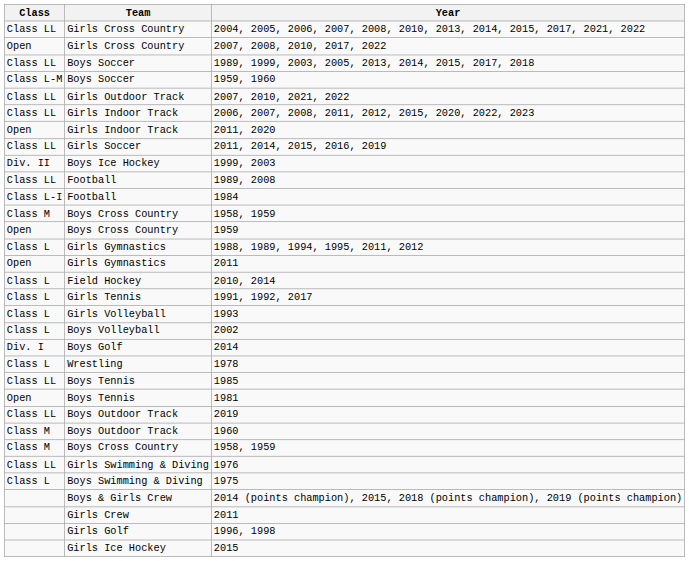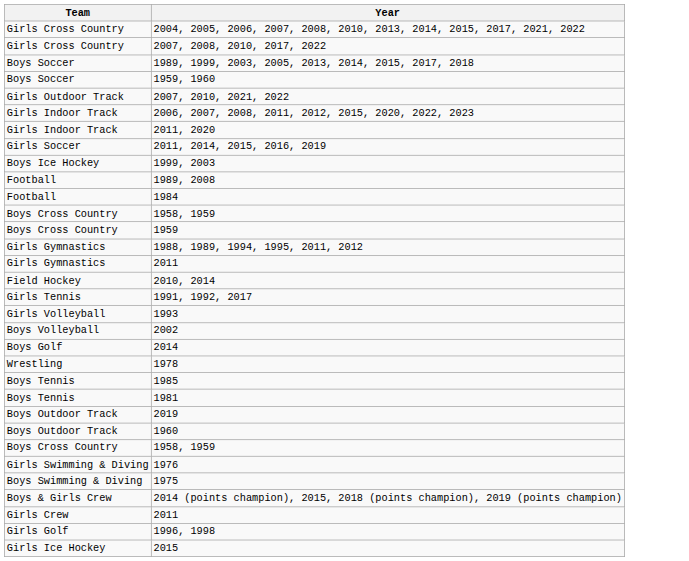- column: (35, 13)
